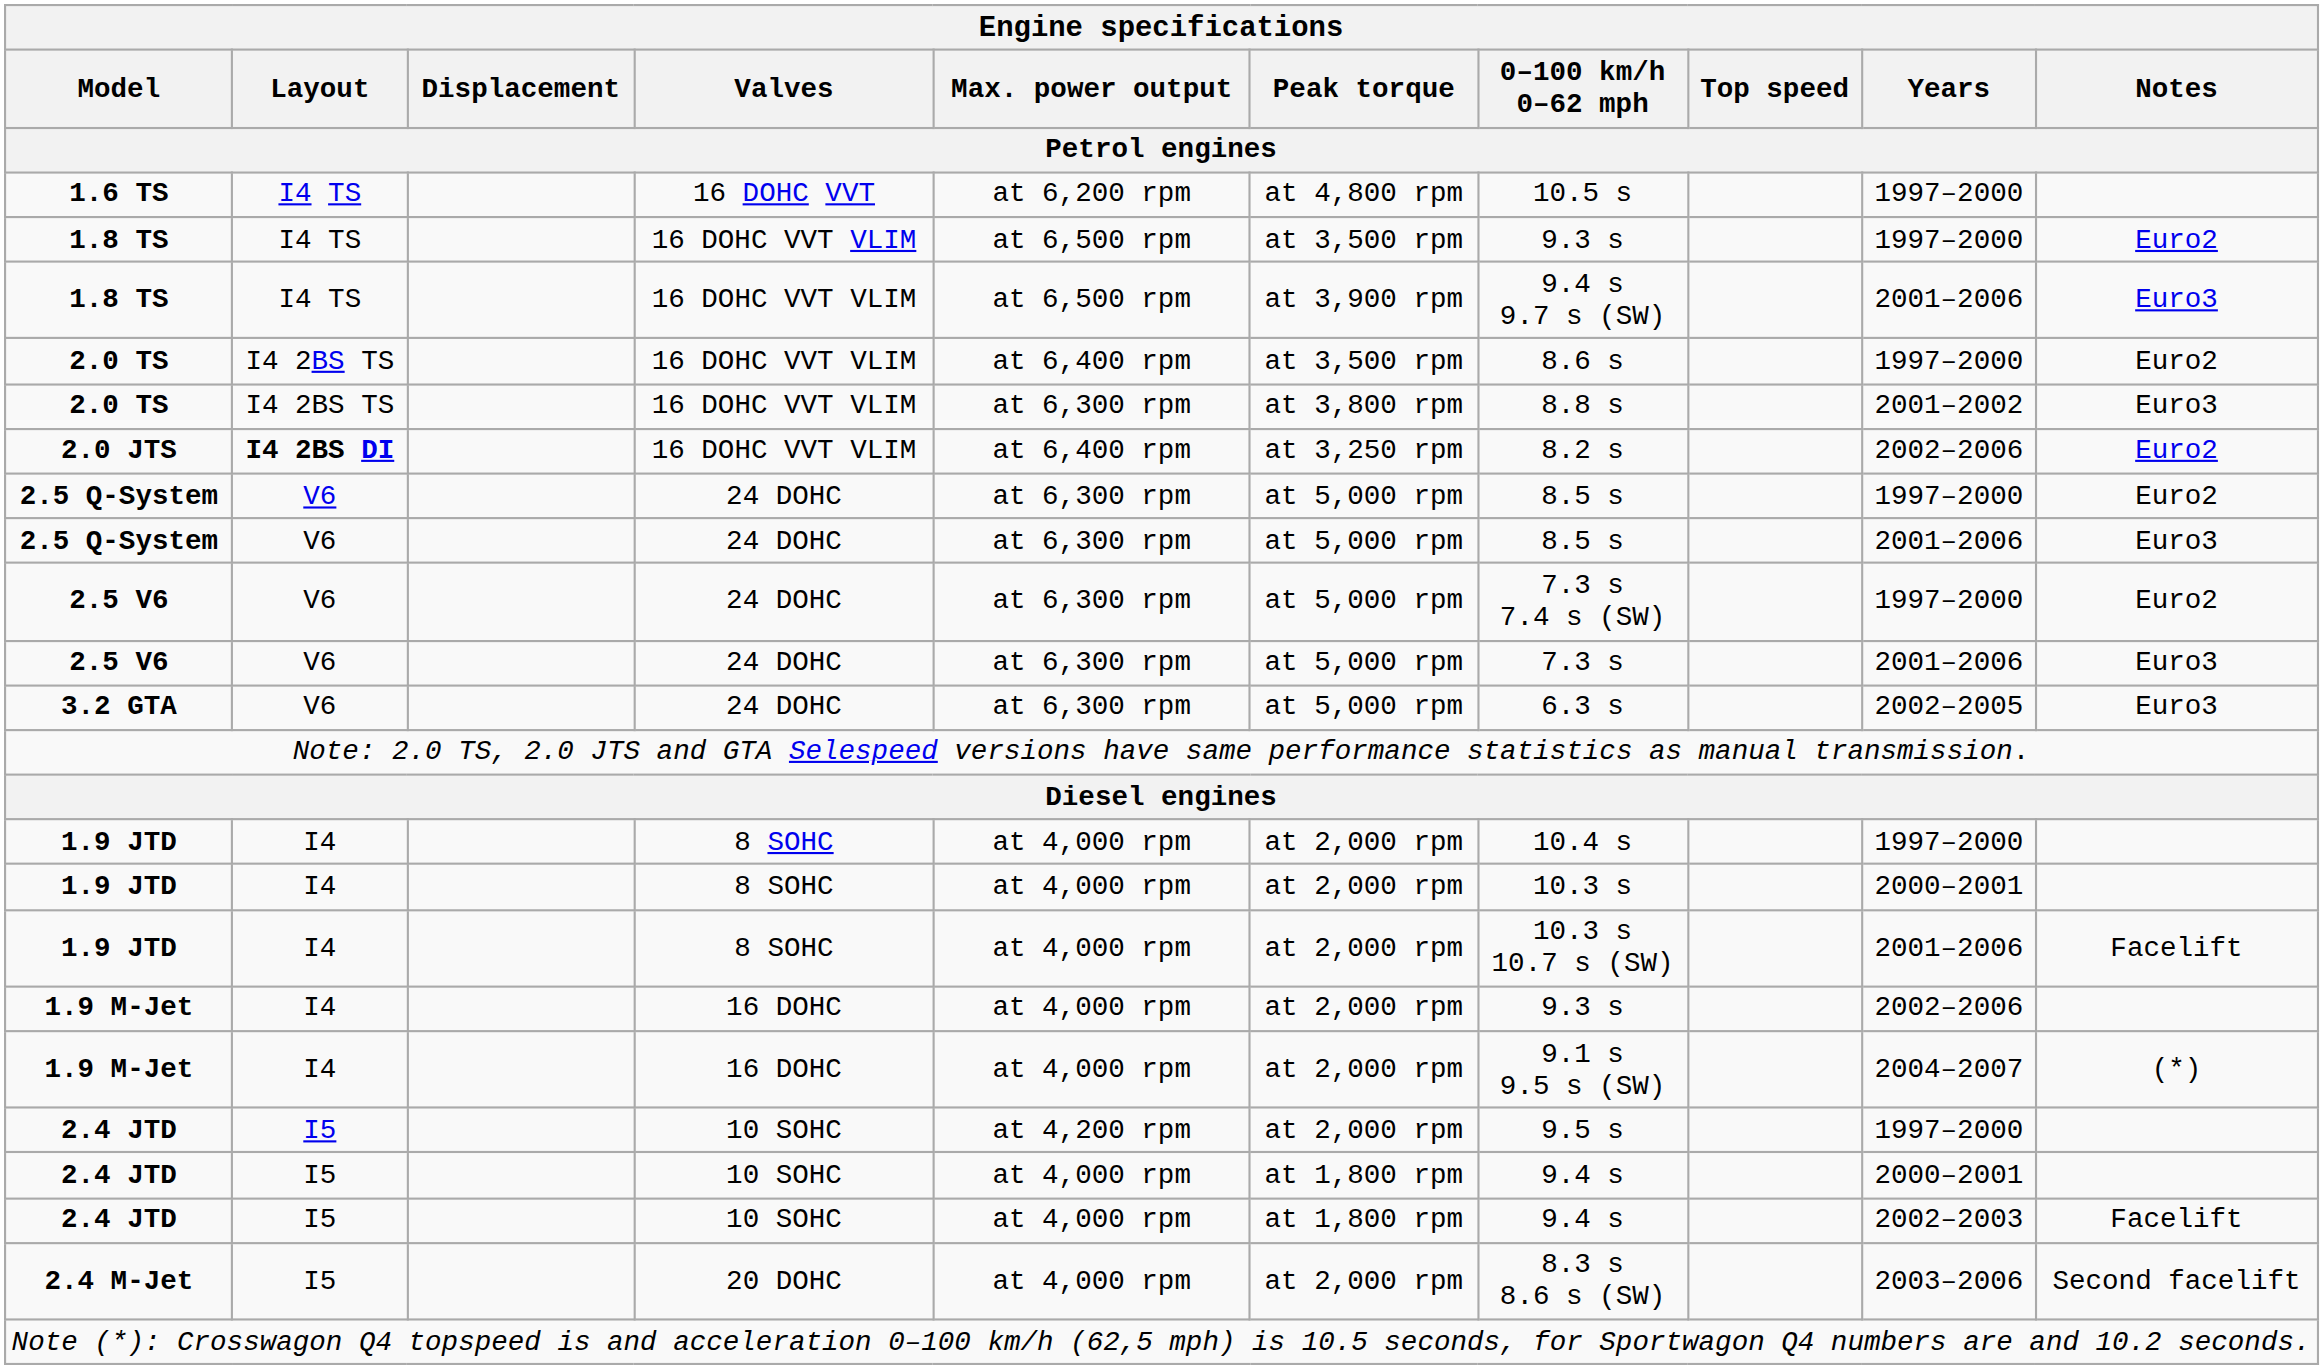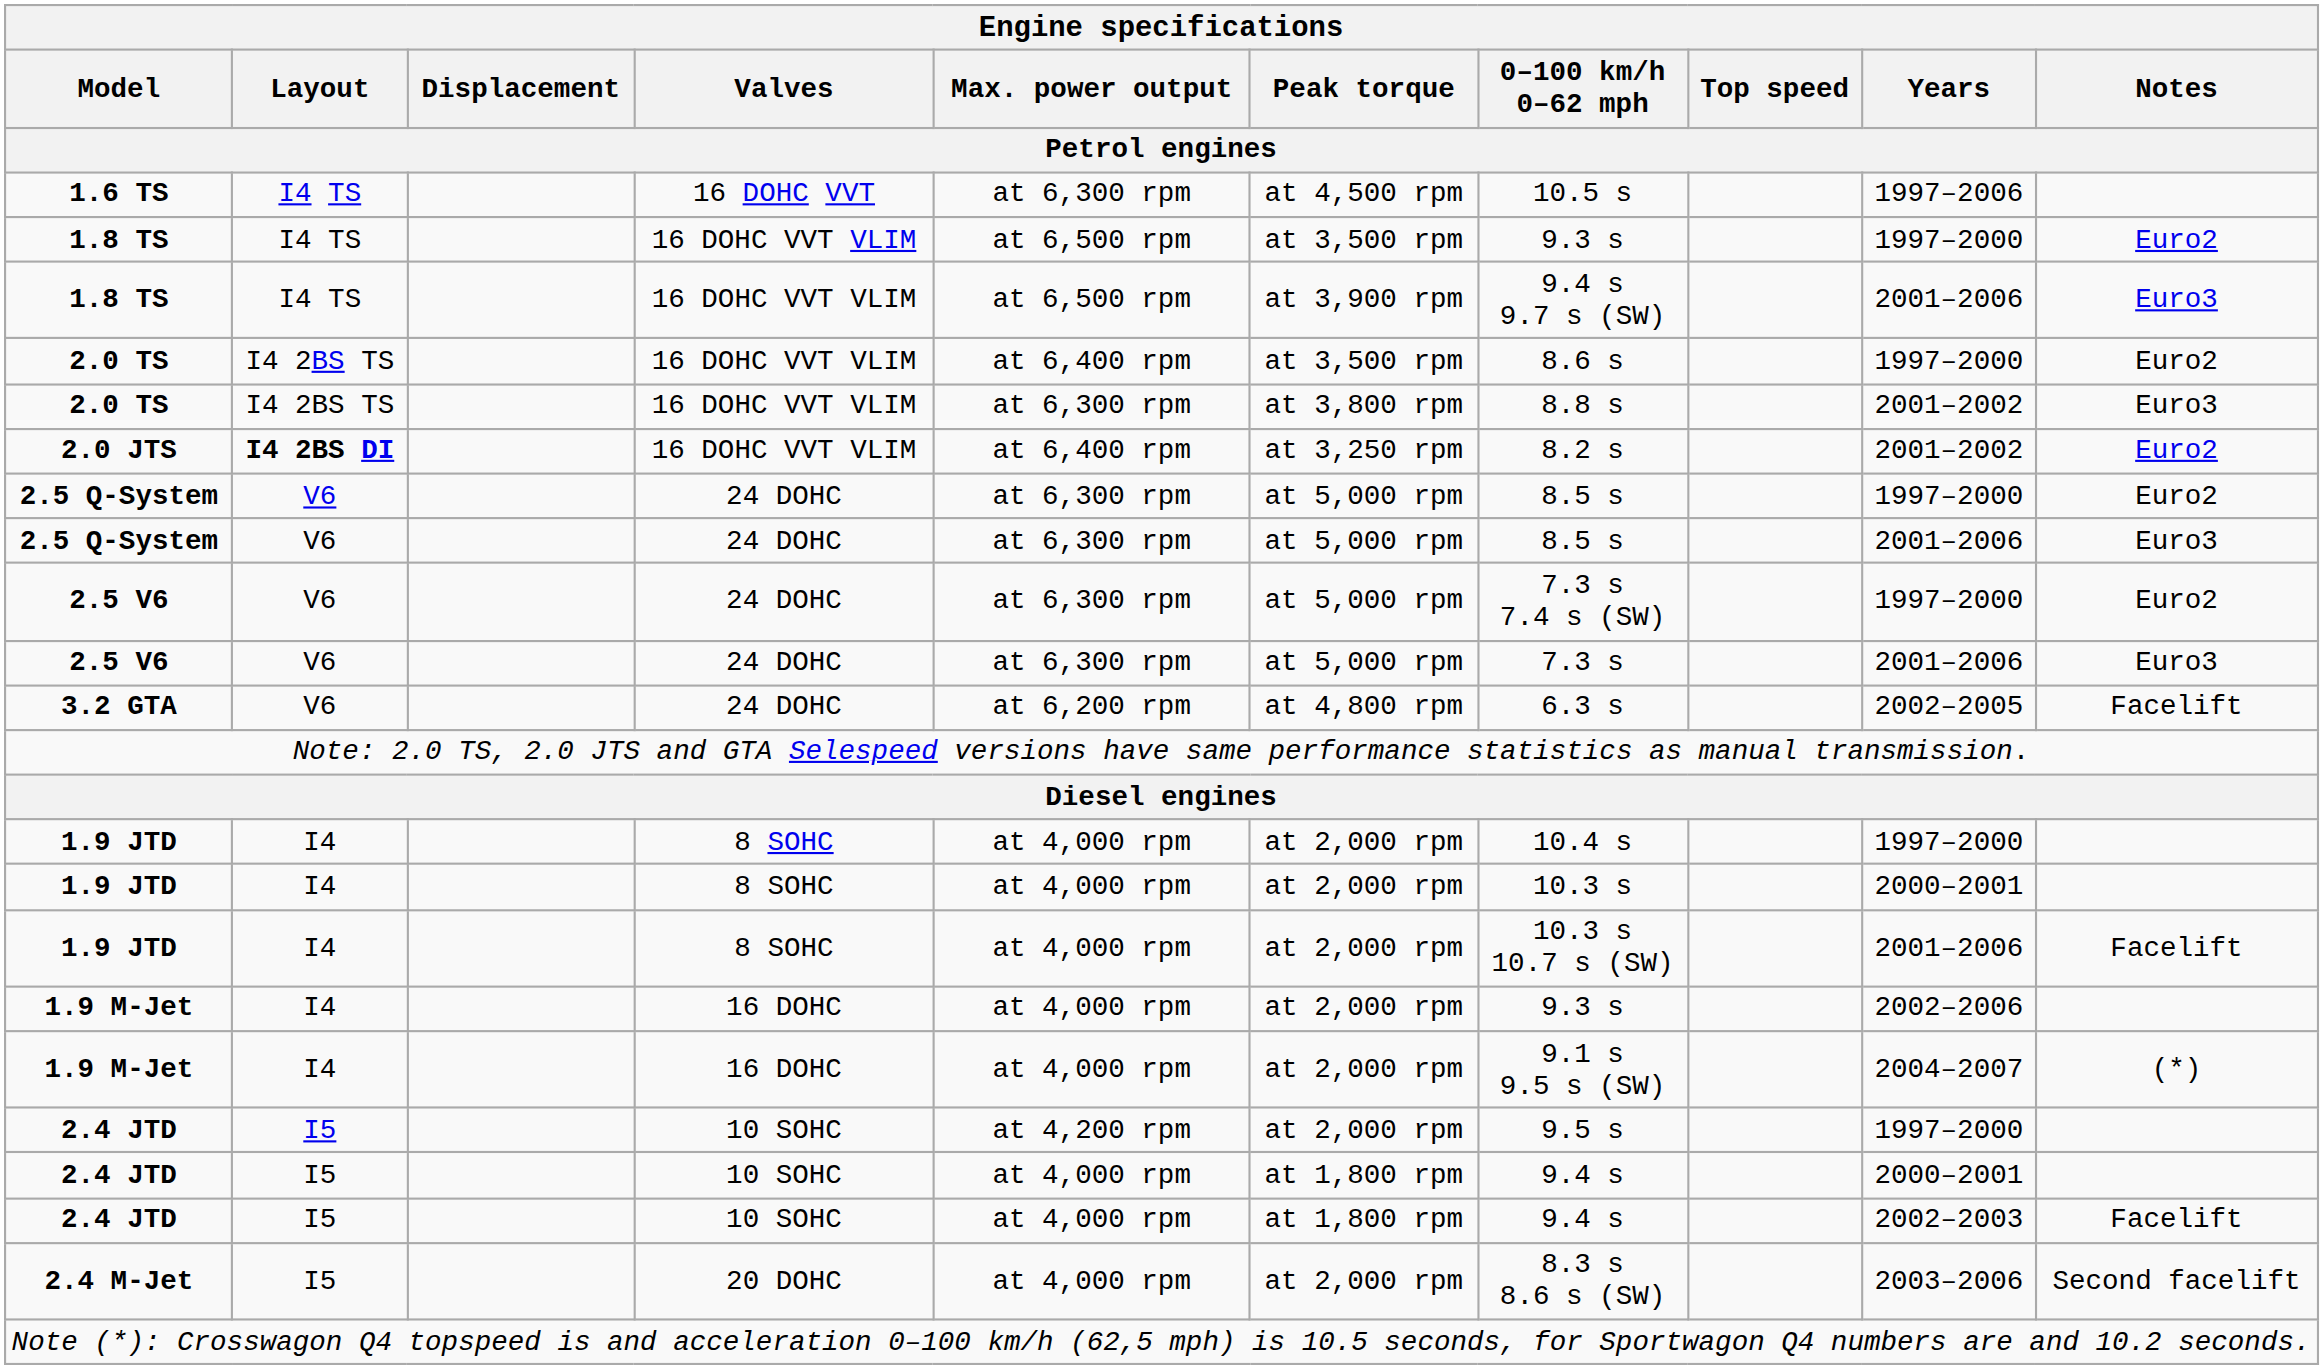(1092, 195) at 6,200 rpm -> (1092, 195) at 6,300 rpm
(1364, 195) at 4,800 rpm -> (1364, 195) at 4,500 rpm
(1949, 195) 1997–2000 -> (1949, 195) 1997–2006
(1949, 451) 2002–2006 -> (1949, 451) 2001–2002
(1092, 707) at 6,300 rpm -> (1092, 707) at 6,200 rpm
(1364, 707) at 5,000 rpm -> (1364, 707) at 4,800 rpm
(2177, 707) Euro3 -> (2177, 707) Facelift
